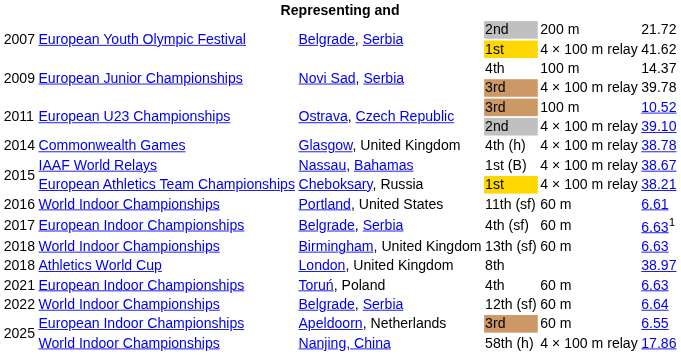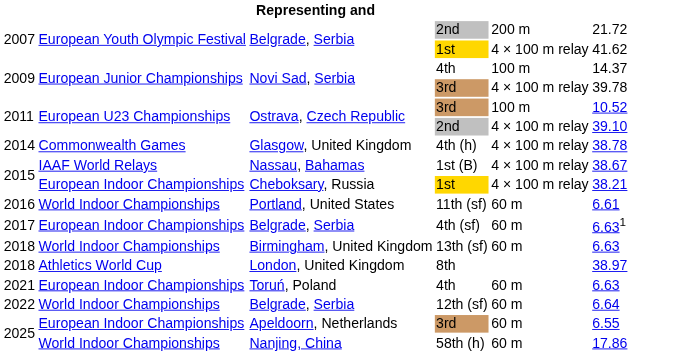(167, 184) European Athletics Team Championships -> (141, 184) European Indoor Championships
(589, 343) 4 × 100 m relay -> (507, 343) 60 m
